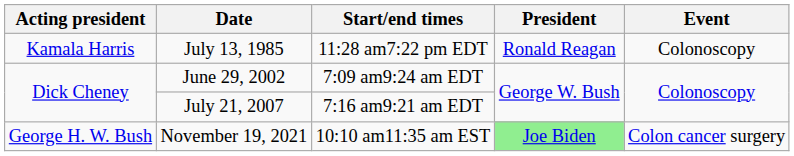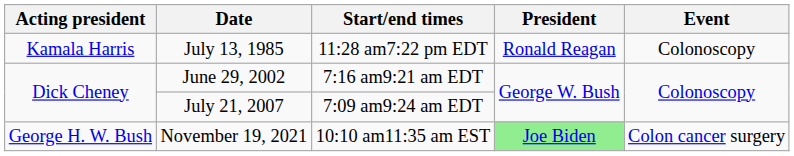(403, 77) 7:09 am9:24 am EDT -> (403, 77) 7:16 am9:21 am EDT
(403, 106) 7:16 am9:21 am EDT -> (403, 106) 7:09 am9:24 am EDT
